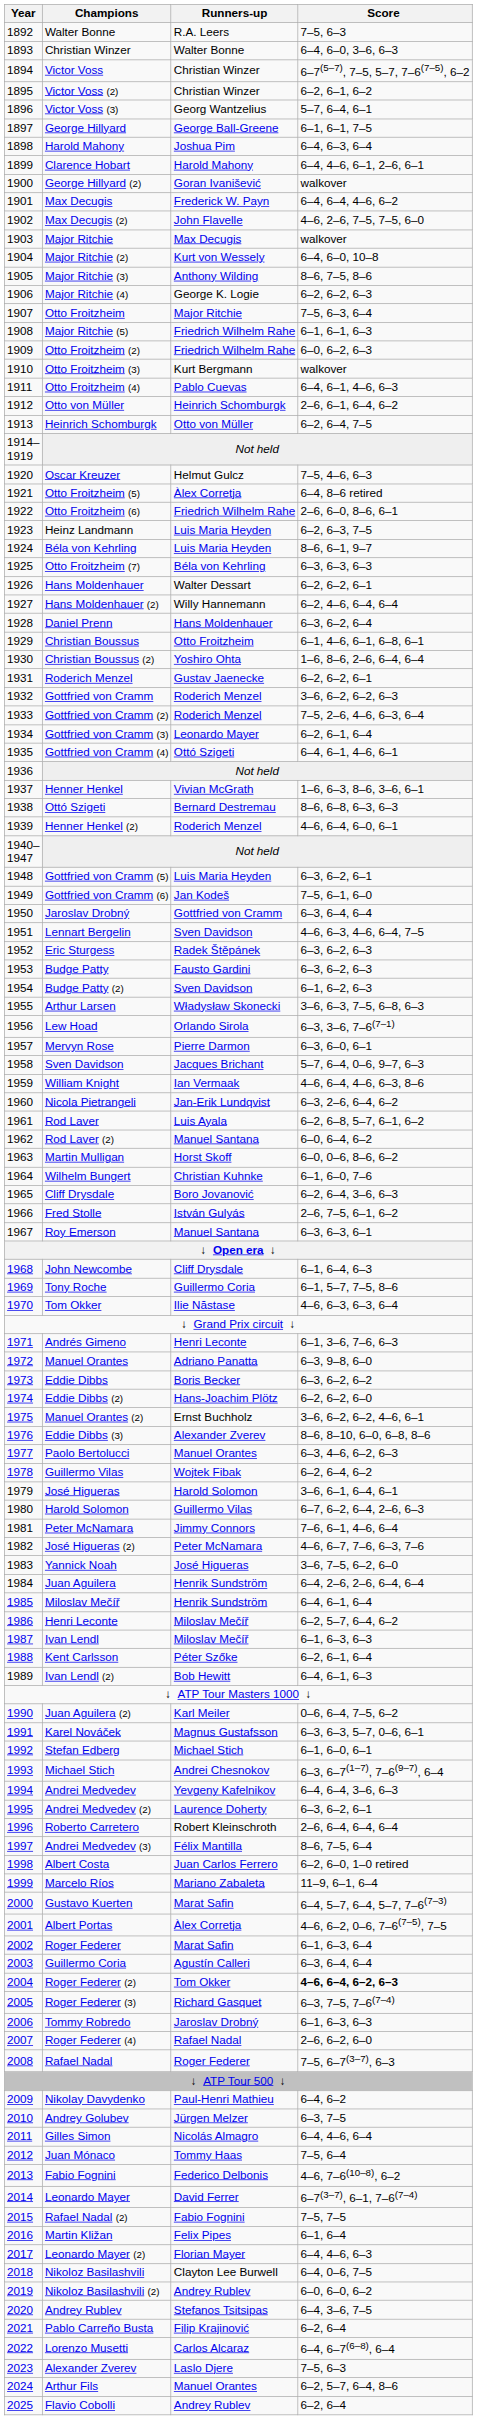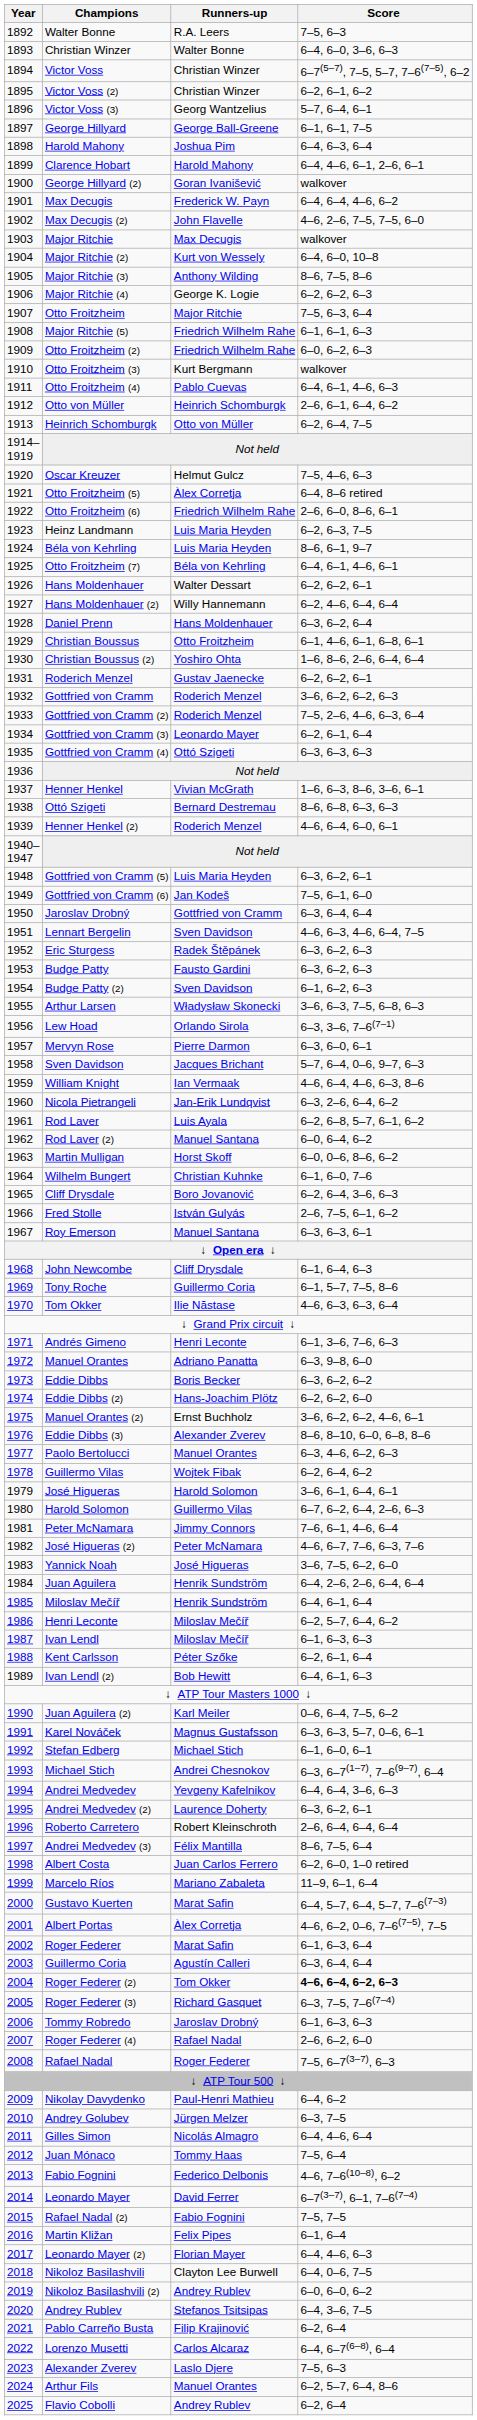(336, 567) 6–3, 6–3, 6–3 -> (349, 567) 6–4, 6–1, 4–6, 6–1
(349, 752) 6–4, 6–1, 4–6, 6–1 -> (336, 752) 6–3, 6–3, 6–3
